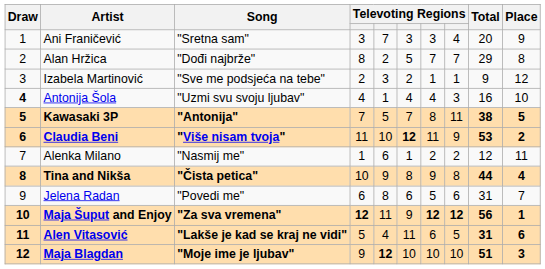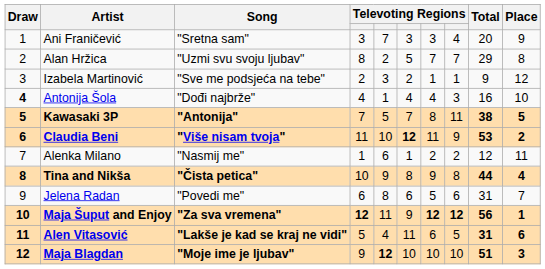(216, 59) "Dođi najbrže" -> (241, 59) "Uzmi svu svoju ljubav"
(241, 98) "Uzmi svu svoju ljubav" -> (216, 98) "Dođi najbrže"
